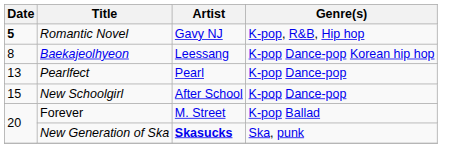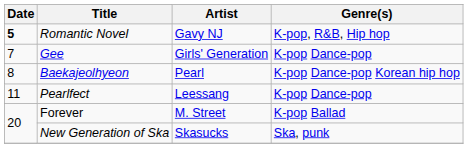+ row: (52, 53)
(202, 53) Leessang -> (189, 73) Pearl
(14, 73) 13 -> (14, 93) 11
(189, 73) Pearl -> (202, 93) Leessang
- row: (82, 93)
(204, 133) bold -> (202, 133) normal
